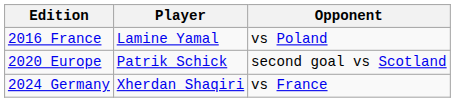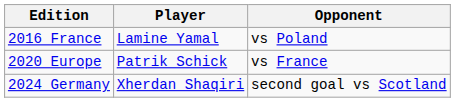(349, 62) second goal vs Scotland -> (289, 62) vs France
(289, 85) vs France -> (349, 85) second goal vs Scotland
